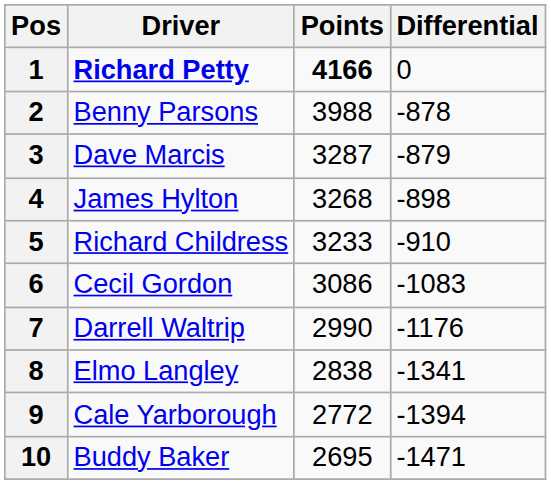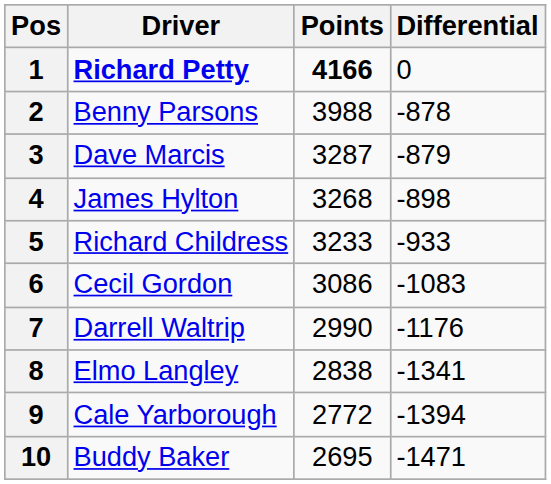(424, 241) -910 -> (424, 241) -933
